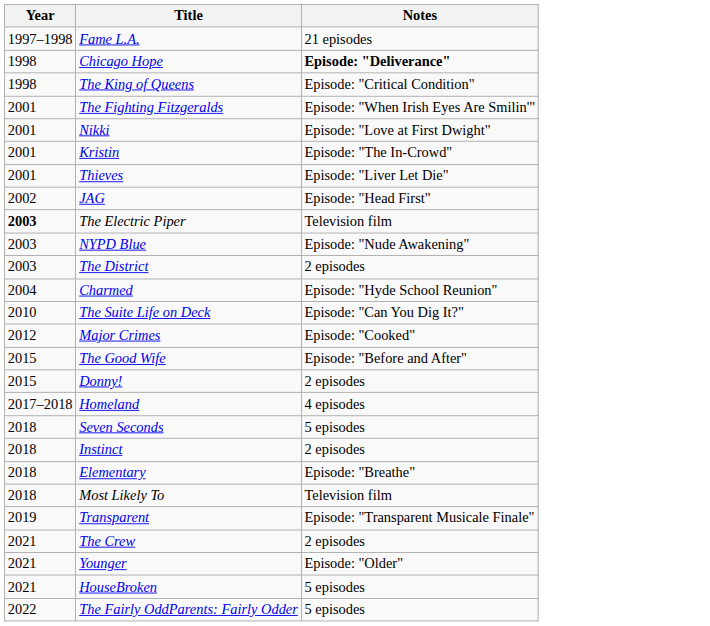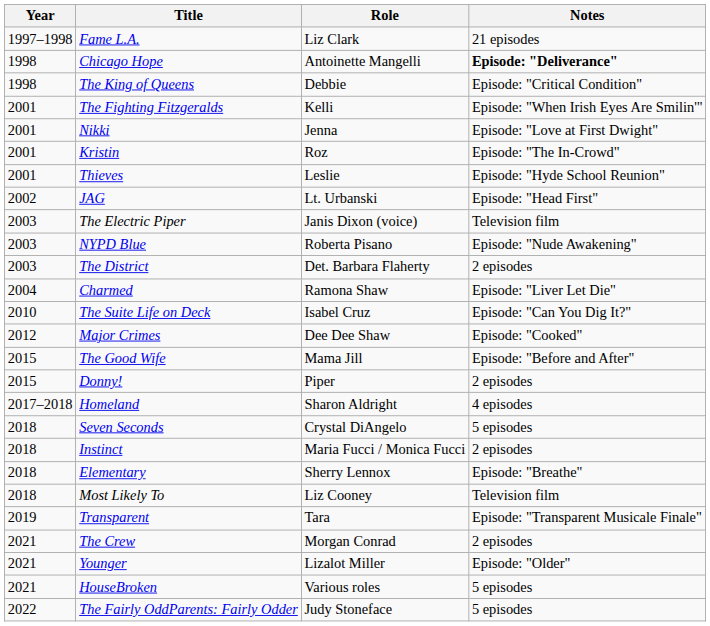+ column: (385, 15)
(377, 175) Episode: "Liver Let Die" -> (568, 175) Episode: "Hyde School Reunion"
(22, 221) bold -> (22, 221) normal
(401, 289) Episode: "Hyde School Reunion" -> (544, 289) Episode: "Liver Let Die"
